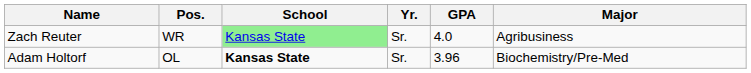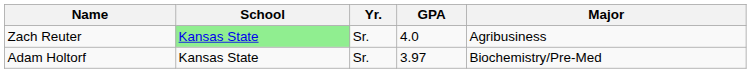- column: (191, 15)
(268, 57) bold -> (219, 57) normal
(447, 57) 3.96 -> (413, 57) 3.97
